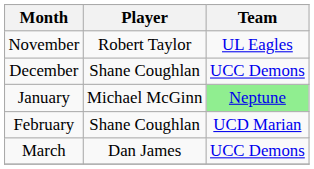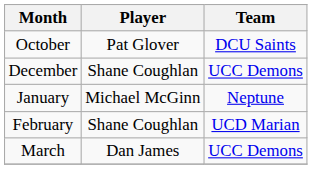+ row: (43, 44)
- row: (44, 44)
(257, 97) lightgreen background -> (256, 97) no background
